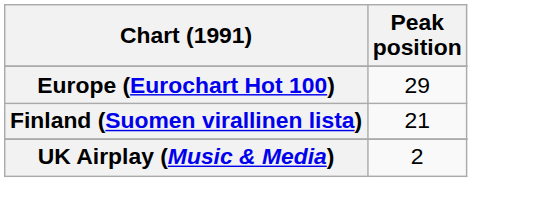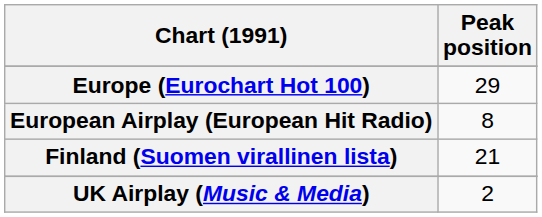+ row: (221, 120)
